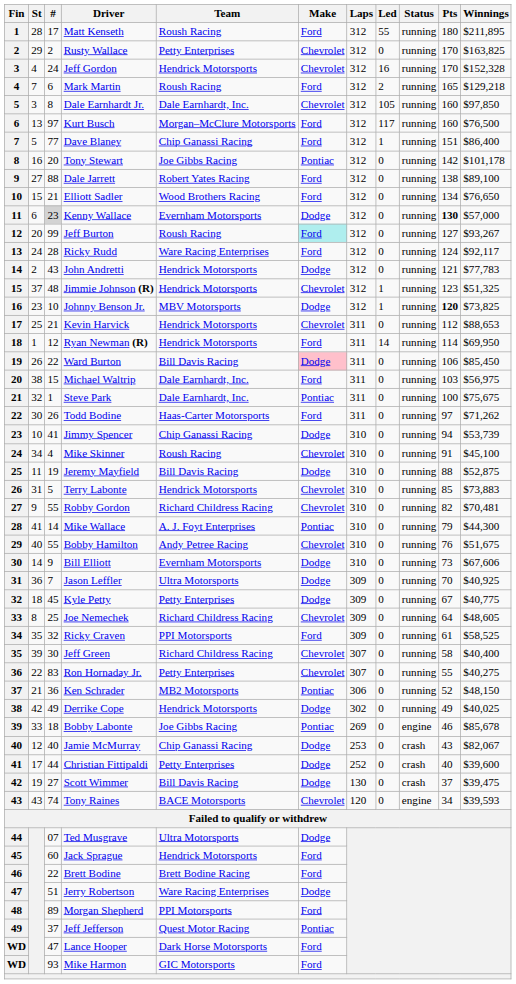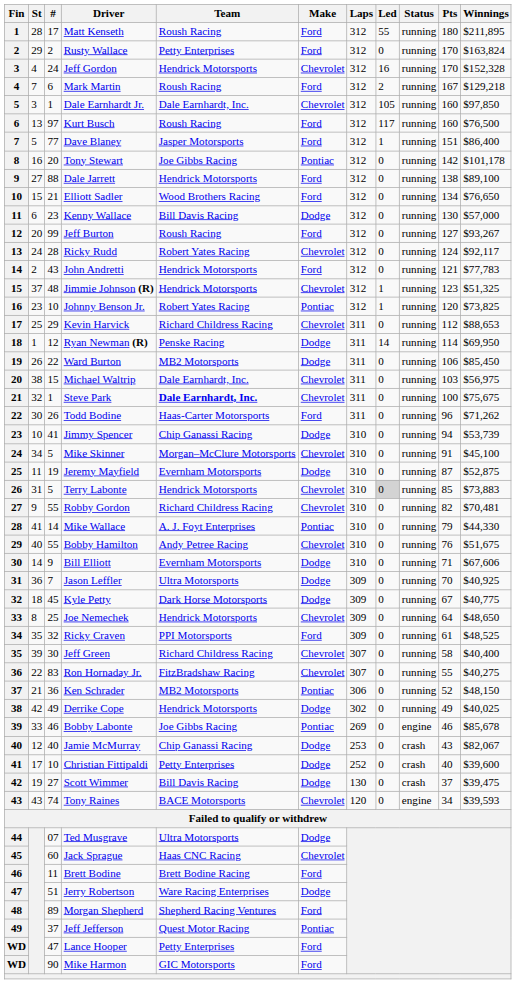(323, 50) Chevrolet -> (311, 50) Ford
(484, 50) $163,825 -> (484, 50) $163,824
(450, 87) 165 -> (450, 87) 167
(50, 105) 8 -> (50, 105) 1
(227, 123) Morgan–McClure Motorsports -> (190, 123) Roush Racing
(206, 141) Chip Ganassi Racing -> (201, 141) Jasper Motorsports
(204, 178) Robert Yates Racing -> (208, 178) Hendrick Motorsports
(53, 215) lightgrey background -> (53, 215) no background
(210, 215) Evernham Motorsports -> (198, 215) Bill Davis Racing
(450, 215) bold -> (450, 215) normal
(311, 233) paleturquoise background -> (311, 233) no background
(214, 251) Ware Racing Enterprises -> (204, 251) Robert Yates Racing
(311, 251) Ford -> (323, 251) Chevrolet
(316, 269) Dodge -> (311, 269) Ford
(200, 306) MBV Motorsports -> (204, 306) Robert Yates Racing
(316, 306) Dodge -> (317, 306) Pontiac
(450, 306) bold -> (450, 306) normal
(53, 324) 21 -> (53, 324) 29
(208, 324) Hendrick Motorsports -> (216, 324) Richard Childress Racing
(208, 343) Hendrick Motorsports -> (192, 343) Penske Racing
(311, 343) Ford -> (316, 343) Dodge
(198, 361) Bill Davis Racing -> (199, 361) MB2 Motorsports
(316, 361) pink background -> (316, 361) no background
(311, 379) Ford -> (323, 379) Chevrolet
(204, 398) normal -> (208, 398) bold
(317, 398) Pontiac -> (323, 398) Chevrolet
(447, 416) 97 -> (447, 416) 96
(50, 452) 4 -> (50, 452) 5
(190, 452) Roush Racing -> (227, 452) Morgan–McClure Motorsports
(198, 471) Bill Davis Racing -> (210, 471) Evernham Motorsports
(447, 471) 88 -> (447, 471) 87
(381, 489) no background -> (381, 489) lightgrey background
(481, 526) $44,300 -> (481, 526) $44,330
(447, 562) 73 -> (447, 562) 71
(196, 599) Petty Enterprises -> (213, 599) Dark Horse Motorsports
(216, 617) Richard Childress Racing -> (208, 617) Hendrick Motorsports
(481, 617) $48,605 -> (481, 617) $48,650
(481, 635) $58,525 -> (481, 635) $48,525
(196, 672) Petty Enterprises -> (207, 672) FitzBradshaw Racing
(53, 727) 18 -> (53, 727) 46
(53, 763) 44 -> (53, 763) 10
(208, 855) Hendrick Motorsports -> (200, 855) Haas CNC Racing
(311, 855) Ford -> (323, 855) Chevrolet
(53, 873) 22 -> (53, 873) 11
(195, 910) PPI Motorsports -> (217, 910) Shepherd Racing Ventures
(213, 946) Dark Horse Motorsports -> (196, 946) Petty Enterprises
(53, 965) 93 -> (53, 965) 90
